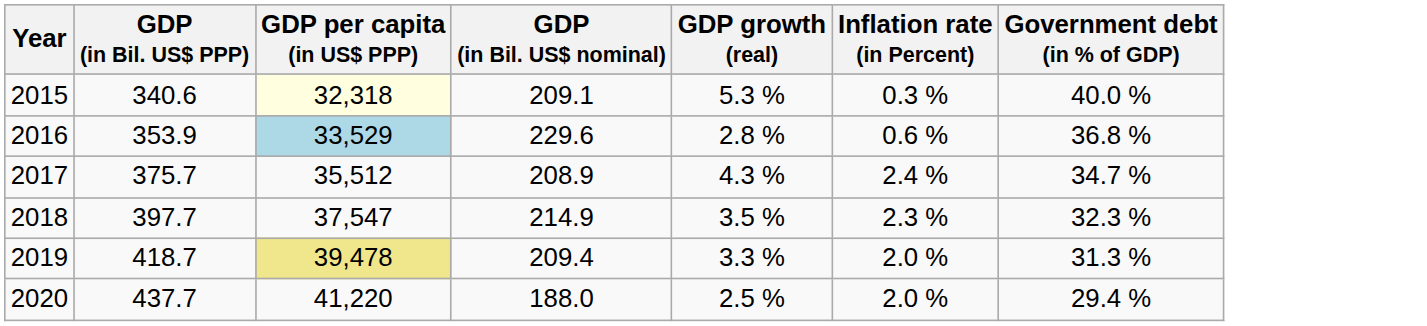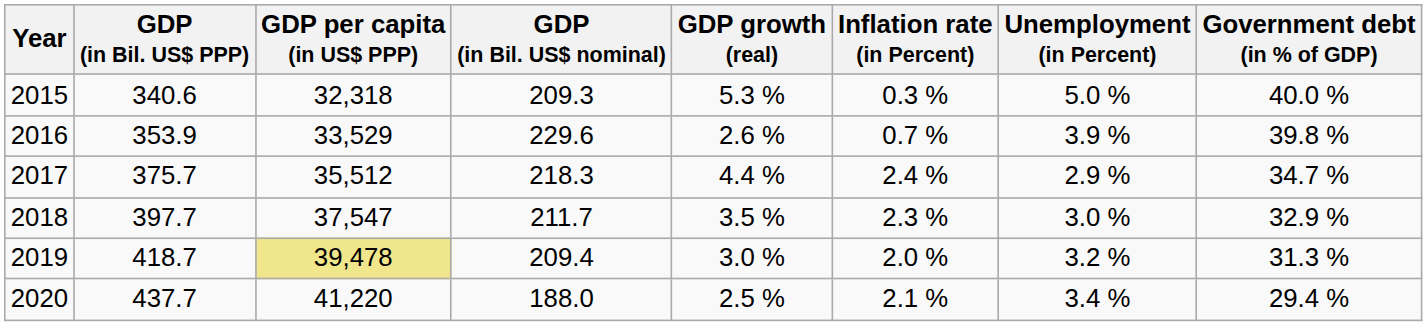+ column: (1097, 39)
(353, 94) lightyellow background -> (353, 94) no background
(562, 94) 209.1 -> (562, 94) 209.3
(353, 135) lightblue background -> (353, 135) no background
(752, 135) 2.8 % -> (752, 135) 2.6 %
(915, 135) 0.6 % -> (915, 135) 0.7 %
(1111, 135) 36.8 % -> (1309, 135) 39.8 %
(562, 176) 208.9 -> (562, 176) 218.3
(752, 176) 4.3 % -> (752, 176) 4.4 %
(562, 217) 214.9 -> (562, 217) 211.7
(1111, 217) 32.3 % -> (1309, 217) 32.9 %
(752, 258) 3.3 % -> (752, 258) 3.0 %
(915, 299) 2.0 % -> (915, 299) 2.1 %
